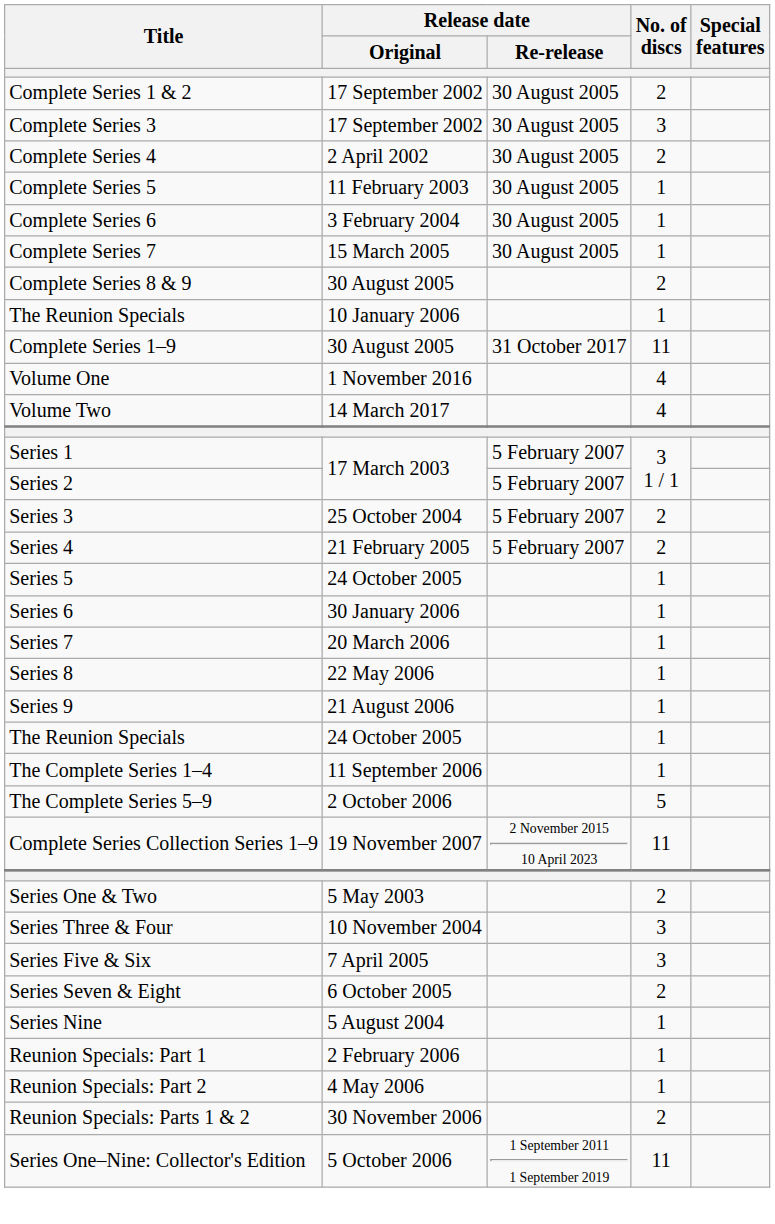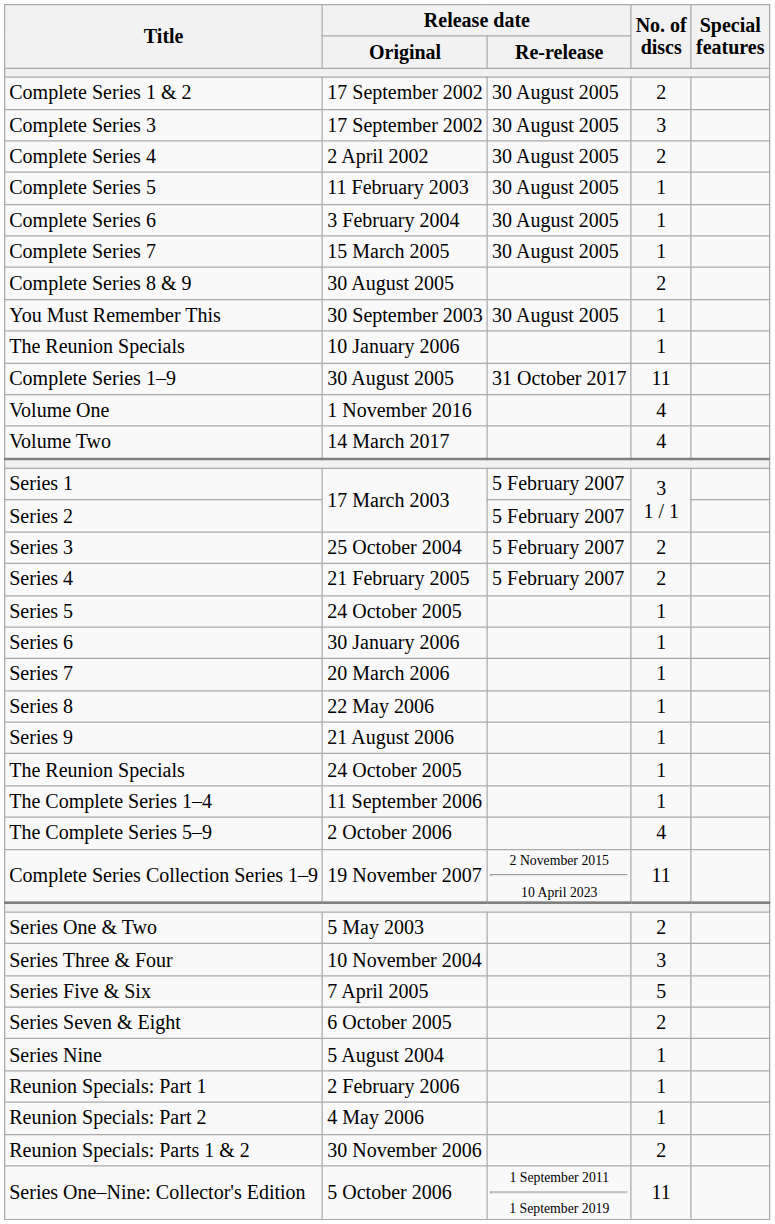+ row: (115, 315)
(661, 801) 5 -> (661, 833) 4
(661, 959) 3 -> (661, 991) 5
